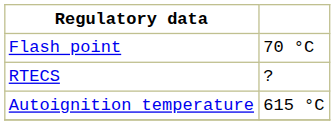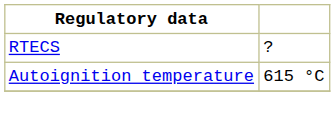- row: (65, 48)
